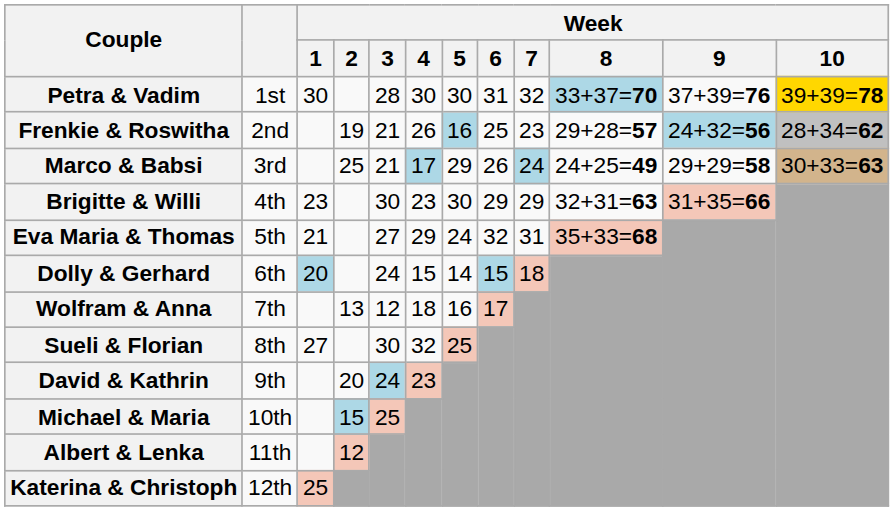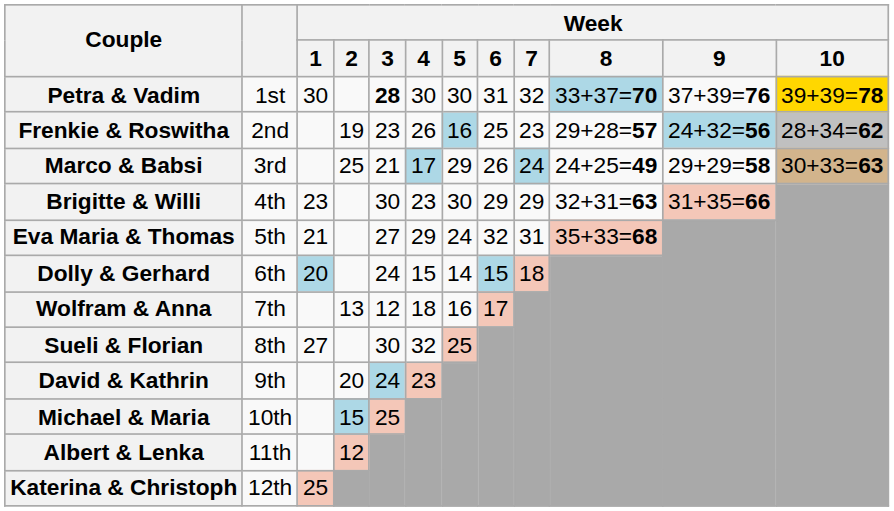(388, 94) normal -> (388, 94) bold
(388, 130) 21 -> (388, 130) 23
